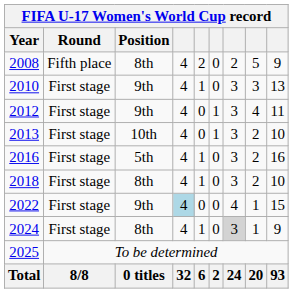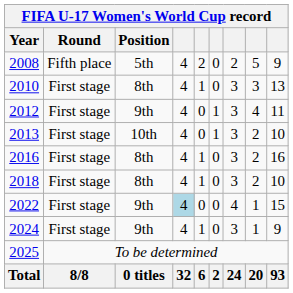(144, 63) 8th -> (144, 63) 5th
(144, 87) 9th -> (144, 87) 8th
(144, 157) 5th -> (144, 157) 8th
(144, 228) 8th -> (144, 228) 9th
(234, 228) lightgrey background -> (234, 228) no background
